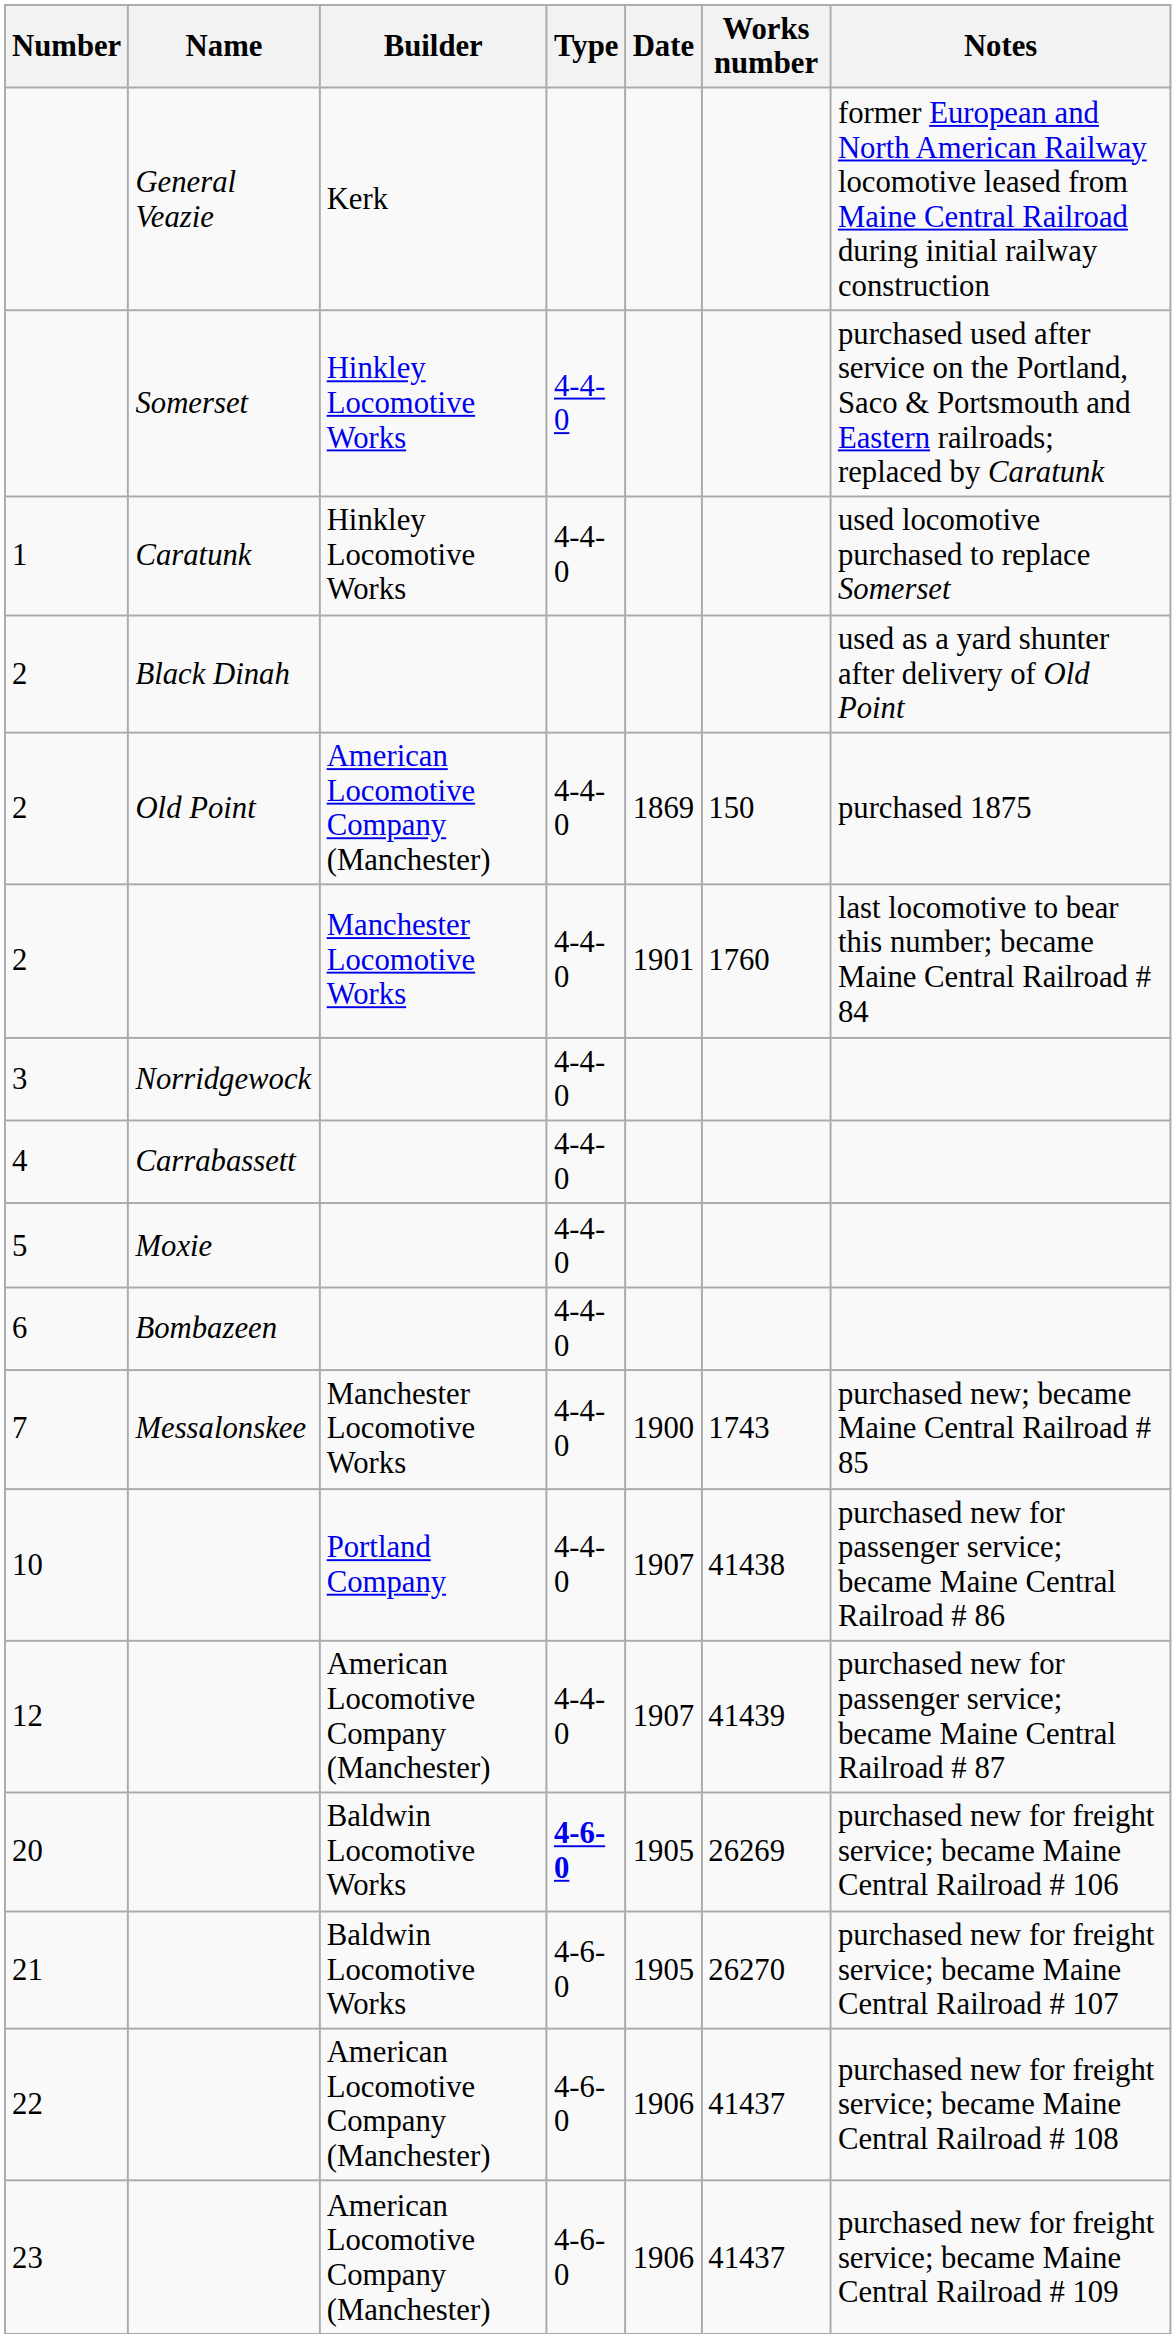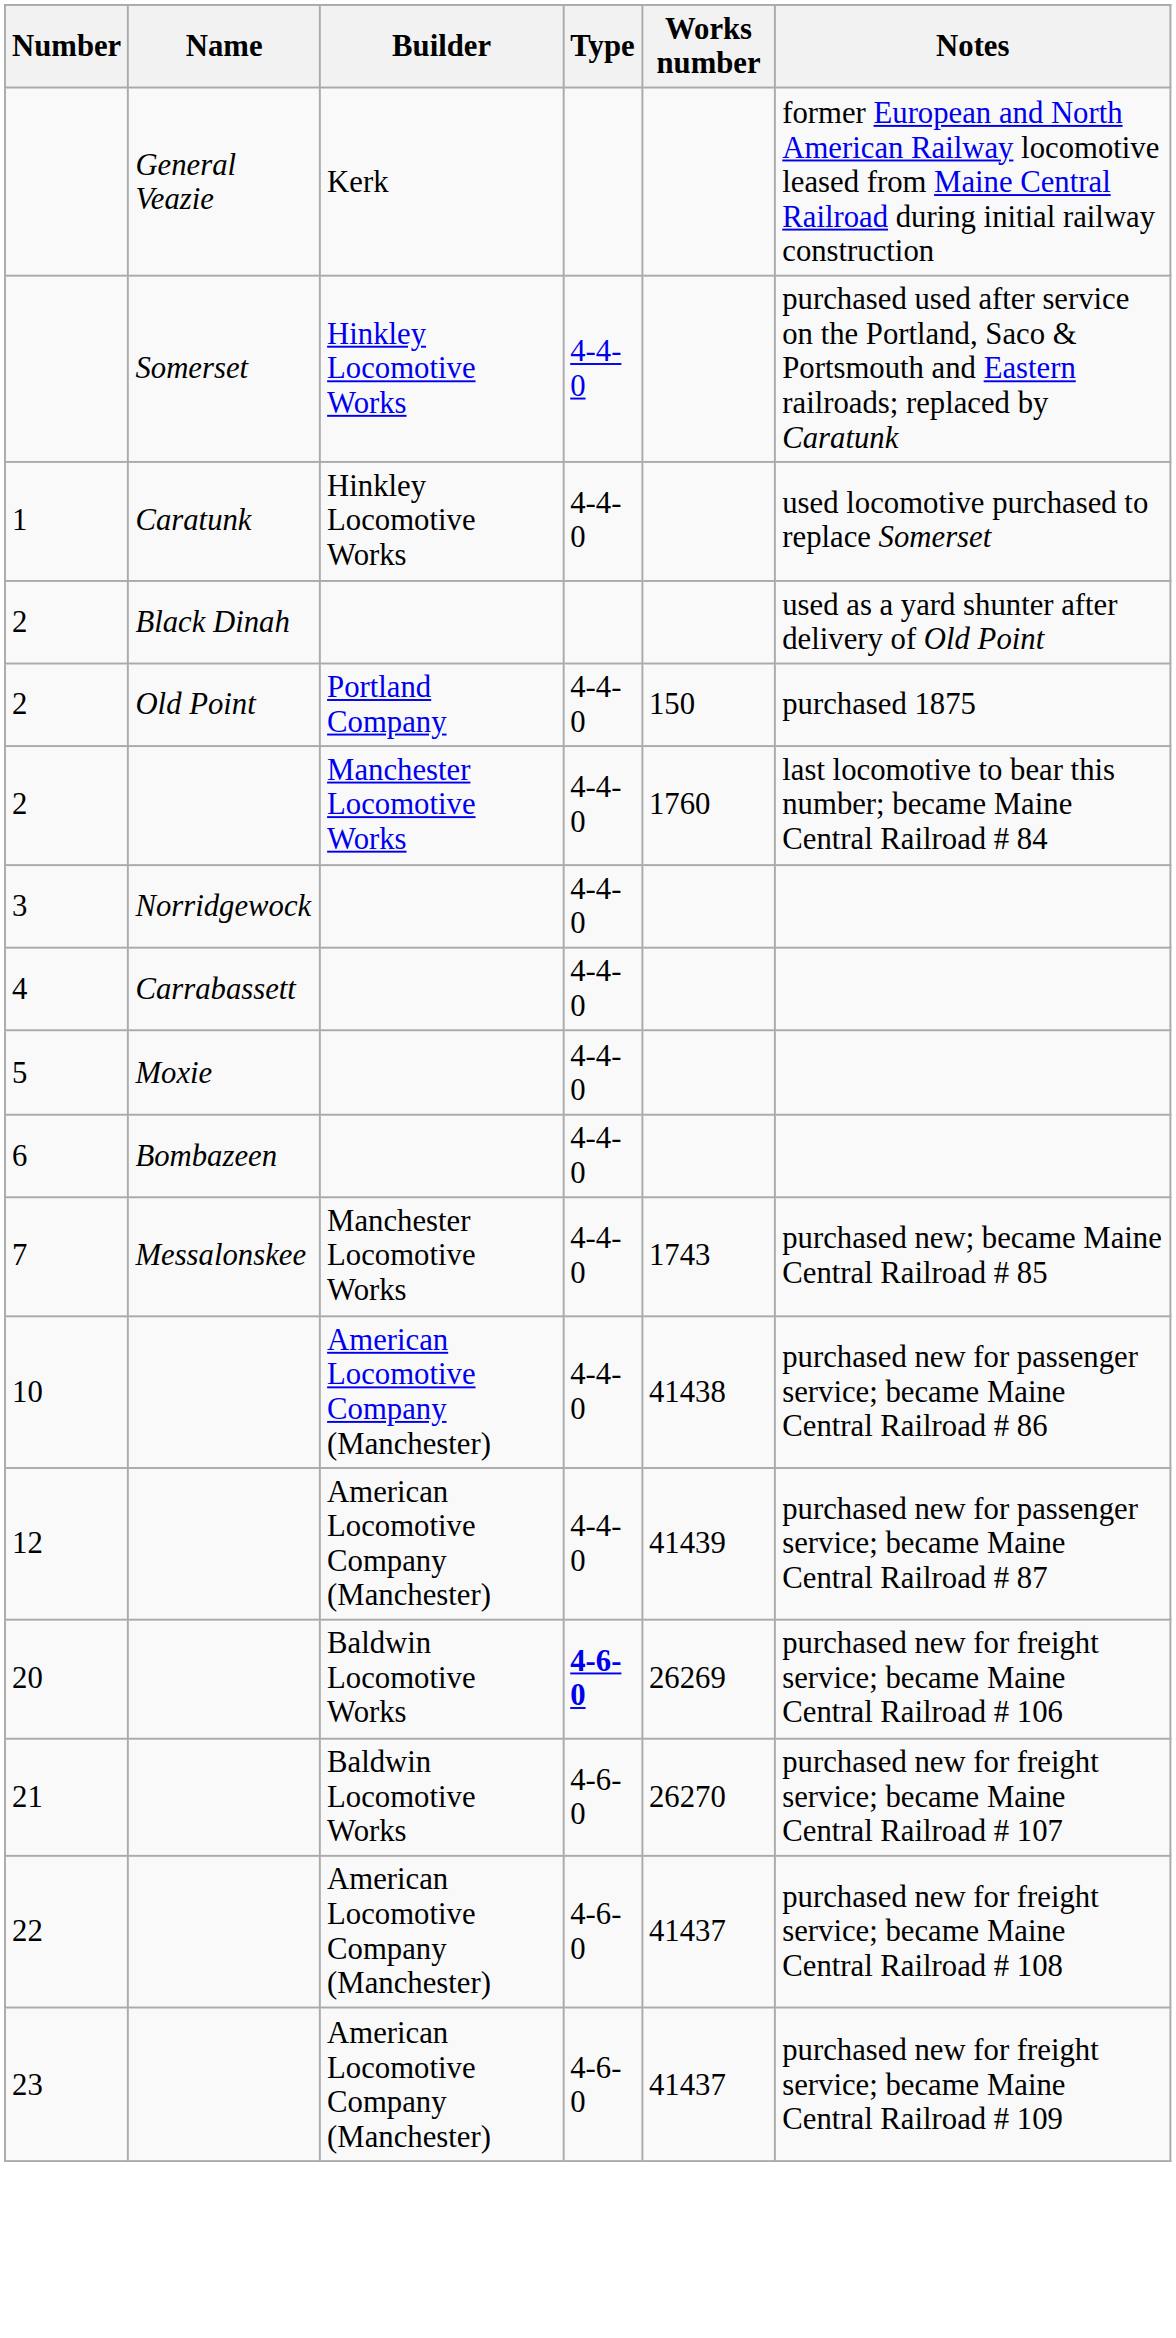- column: (663, 46)
(409, 808) American Locomotive Company (Manchester) -> (387, 704) Portland Company
(386, 1563) Portland Company -> (409, 1391) American Locomotive Company (Manchester)
